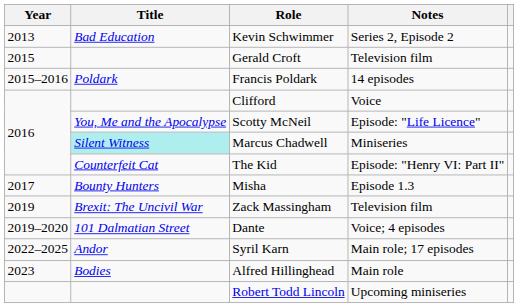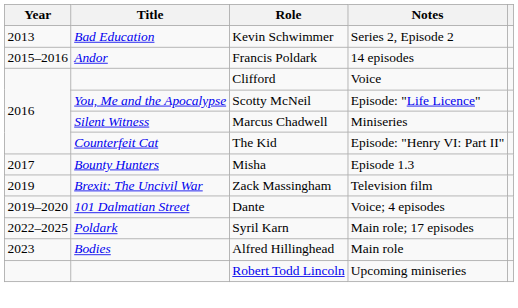- row: (266, 57)
(96, 79) Poldark -> (91, 57) Andor
(112, 143) paleturquoise background -> (112, 121) no background
(91, 249) Andor -> (96, 228) Poldark
